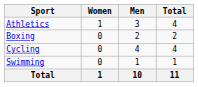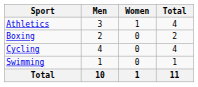columns swapped: (137, 11) <-> (100, 11)
